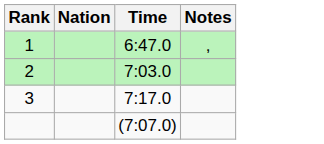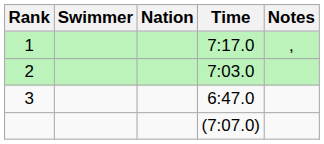+ column: (95, 17)
(148, 44) 6:47.0 -> (231, 44) 7:17.0
(148, 98) 7:17.0 -> (231, 98) 6:47.0
